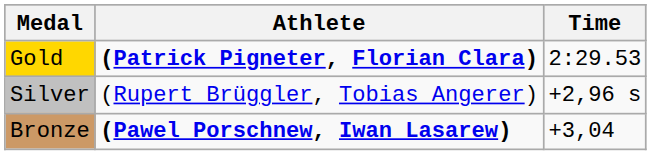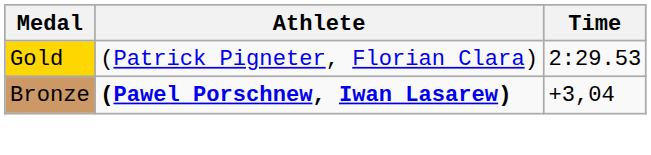(319, 59) bold -> (319, 59) normal
- row: (50, 95)
